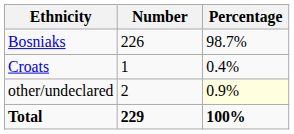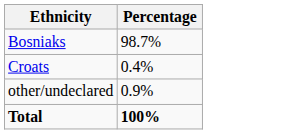- column: (160, 16)
(223, 91) lightyellow background -> (137, 91) no background
